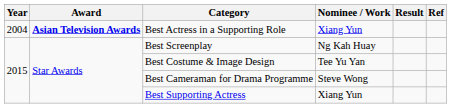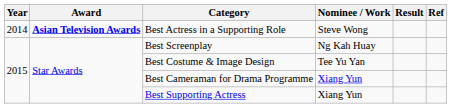(17, 29) 2004 -> (17, 29) 2014
(340, 29) Xiang Yun -> (343, 29) Steve Wong
(343, 78) Steve Wong -> (340, 78) Xiang Yun
